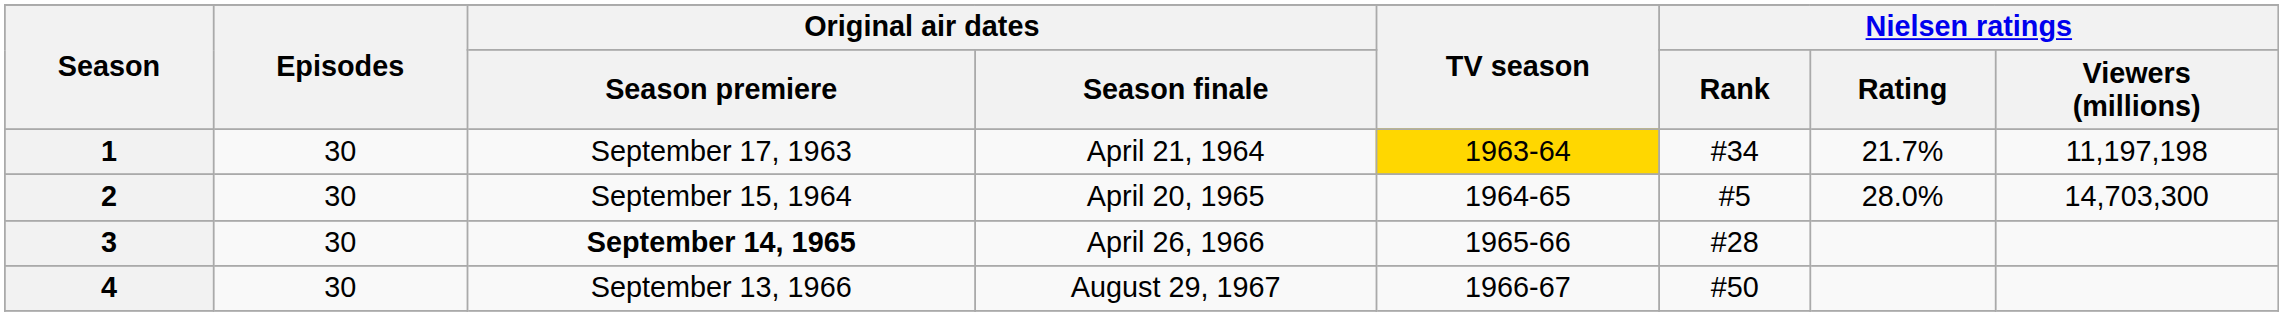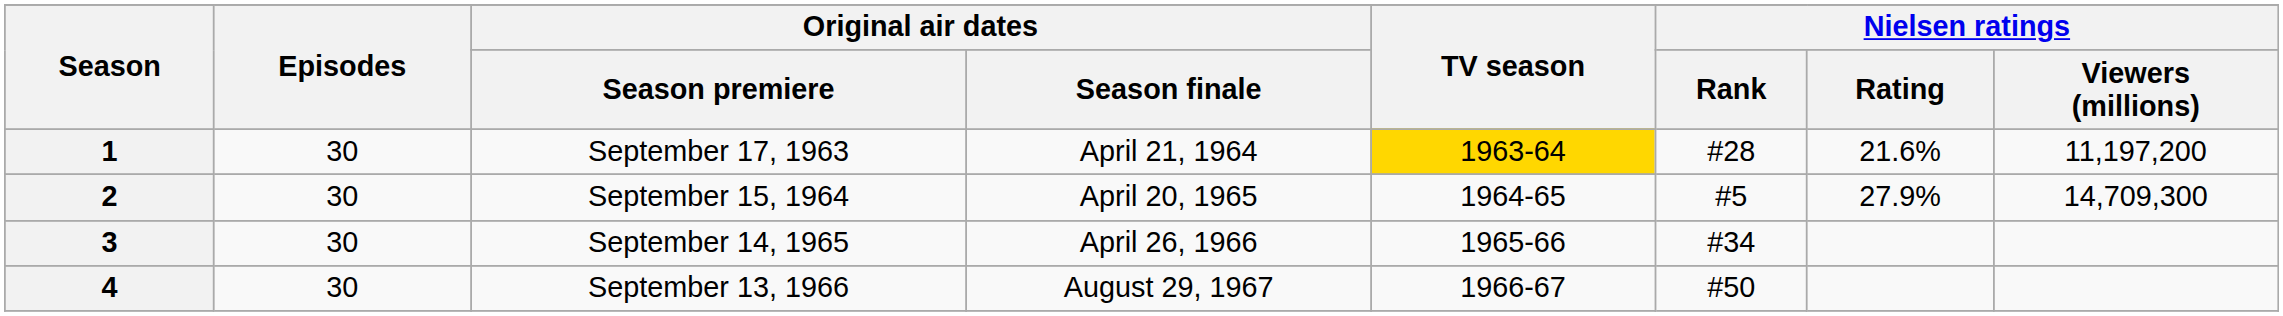(1735, 151) #34 -> (1731, 151) #28
(1902, 151) 21.7% -> (1900, 151) 21.6%
(2137, 151) 11,197,198 -> (2136, 151) 11,197,200
(1902, 196) 28.0% -> (1900, 196) 27.9%
(2137, 196) 14,703,300 -> (2136, 196) 14,709,300
(721, 242) bold -> (719, 242) normal
(1735, 242) #28 -> (1731, 242) #34
